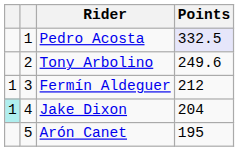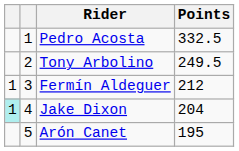(200, 40) lavender background -> (200, 40) no background
(200, 64) 249.6 -> (200, 64) 249.5
